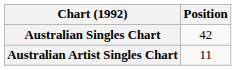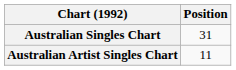(206, 34) 42 -> (206, 34) 31
